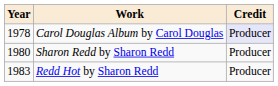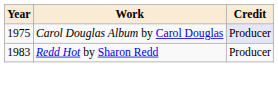(19, 33) 1978 -> (19, 33) 1975
- row: (105, 52)
